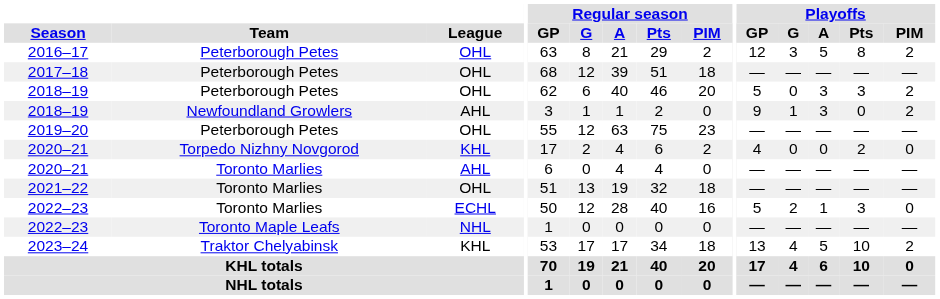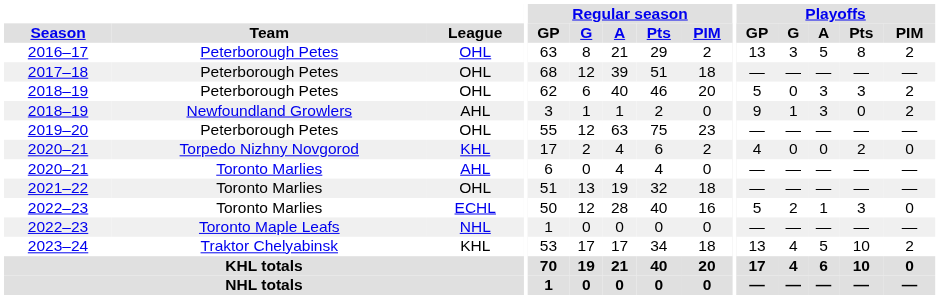(757, 52) 12 -> (757, 52) 13
